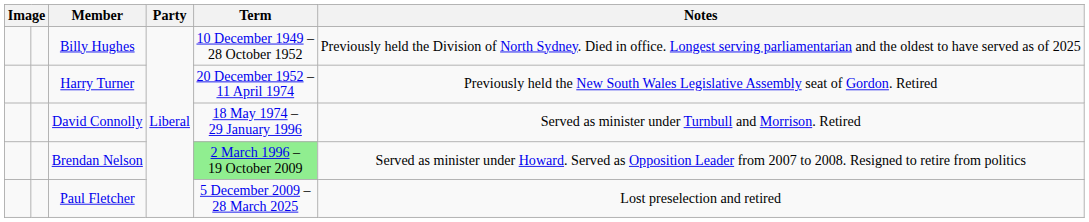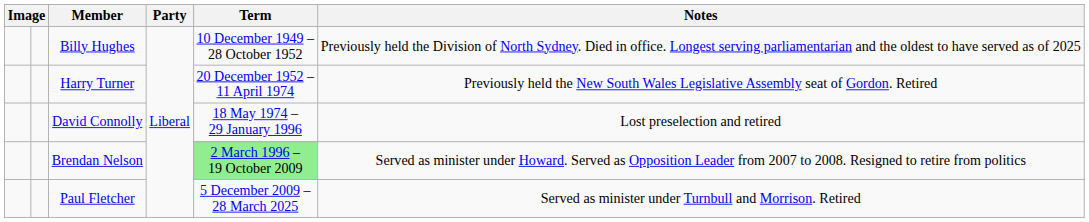(701, 122) Served as minister under Turnbull and Morrison. Retired -> (701, 122) Lost preselection and retired
(701, 198) Lost preselection and retired -> (701, 198) Served as minister under Turnbull and Morrison. Retired
